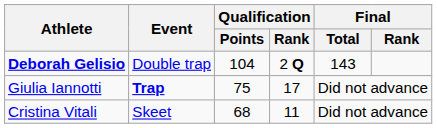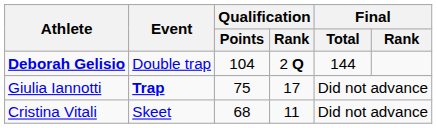(343, 64) 143 -> (343, 64) 144
